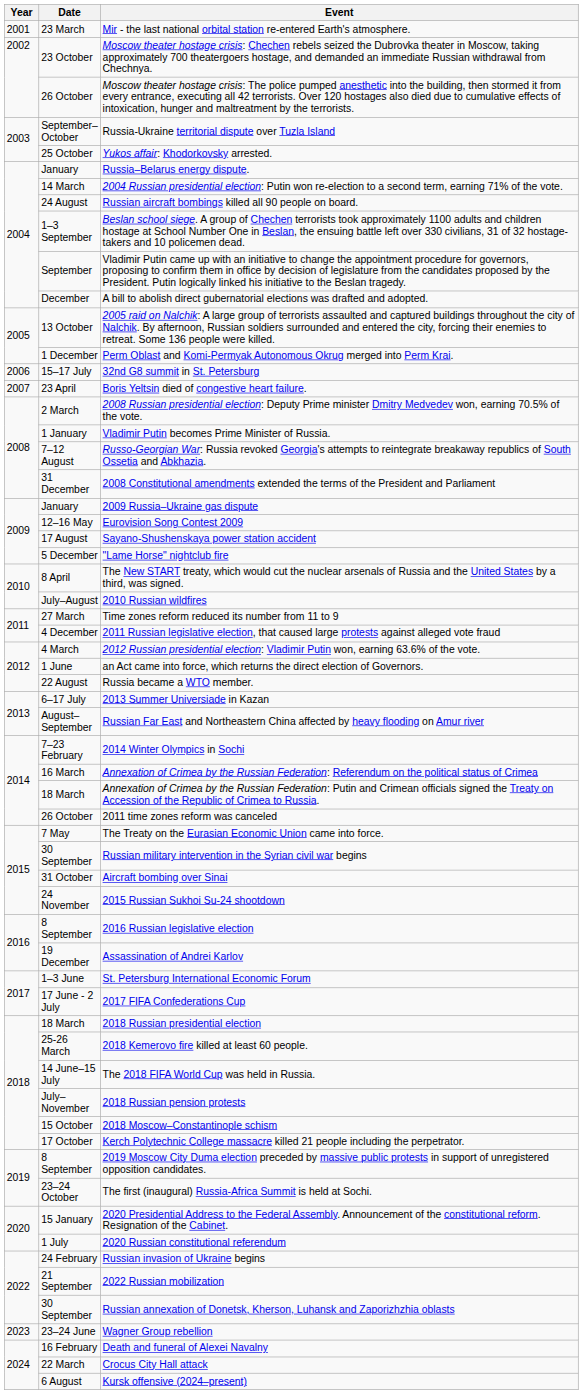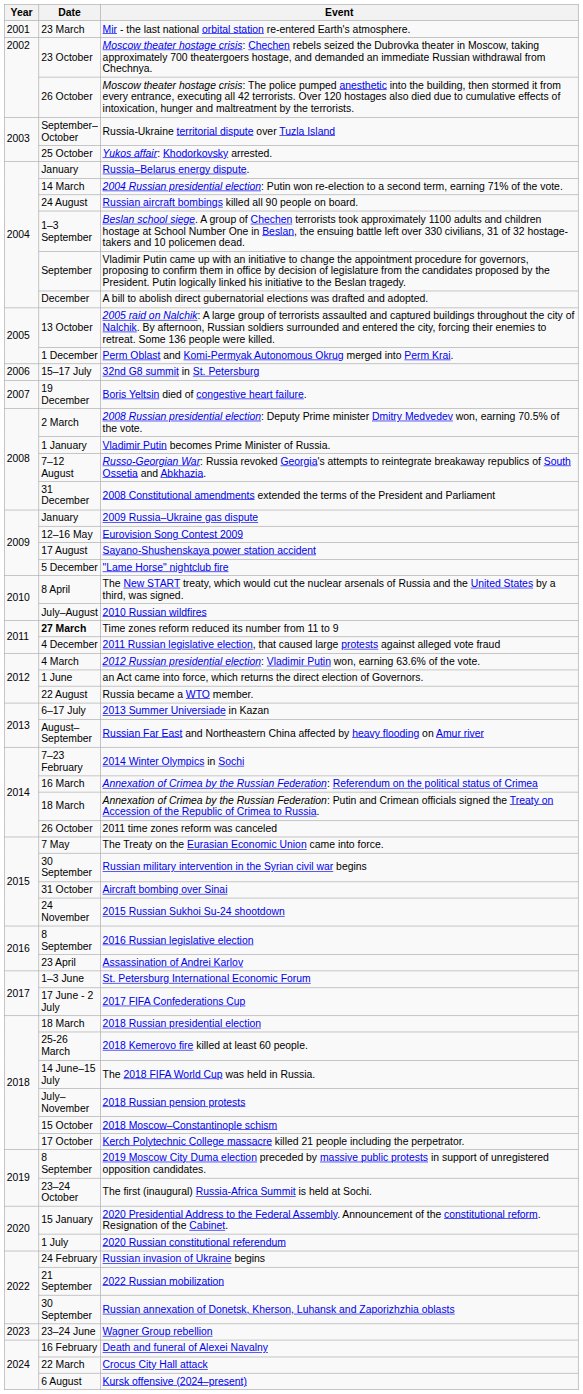(58, 388) 23 April -> (65, 394) 19 December
(63, 617) normal -> (64, 628) bold
(65, 957) 19 December -> (58, 962) 23 April
